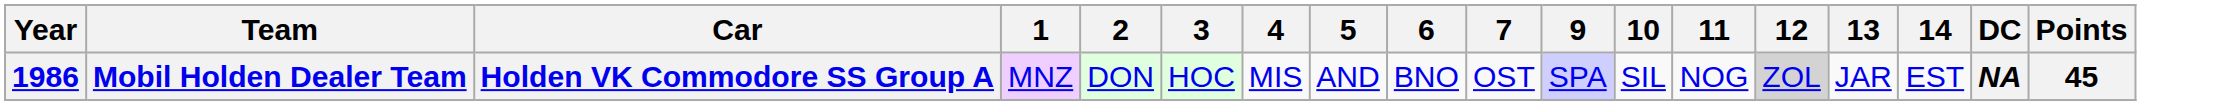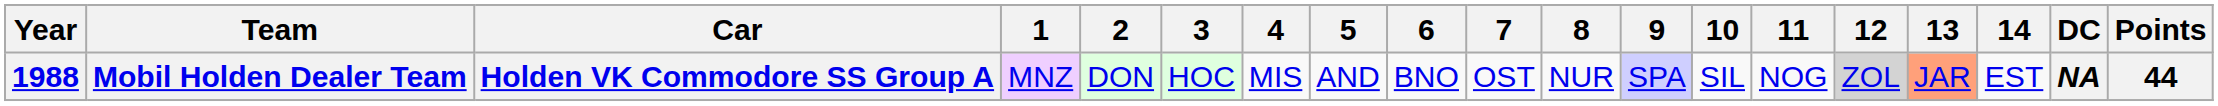+ column: (1581, 29)
(45, 77) 1986 -> (45, 77) 1988
(1863, 77) no background -> (1942, 77) lightsalmon background
(2082, 77) 45 -> (2161, 77) 44
